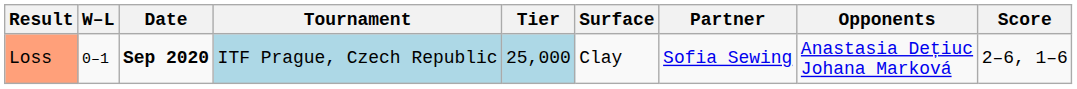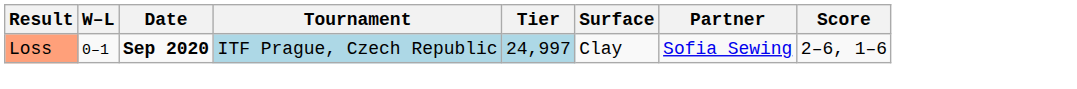- column: (887, 19)
(538, 59) 25,000 -> (538, 49) 24,997
